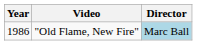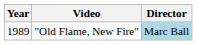(18, 31) 1986 -> (18, 31) 1989
